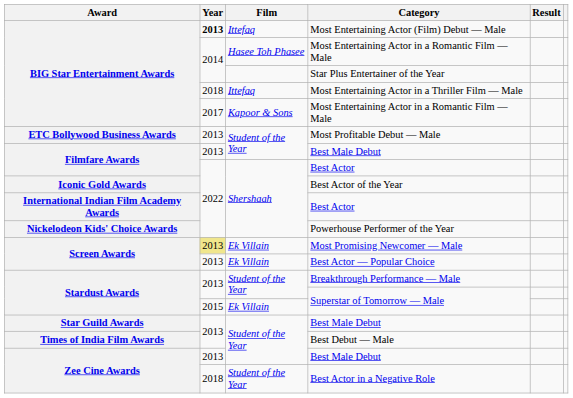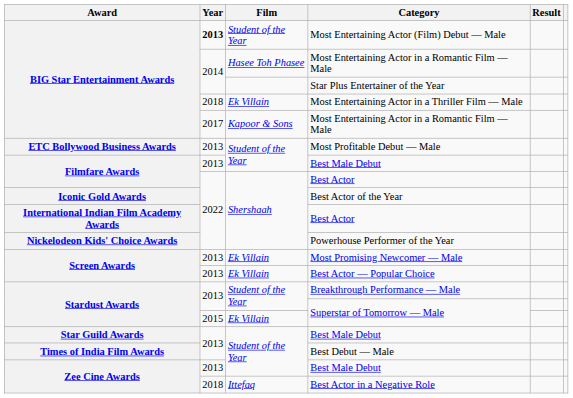(241, 29) Ittefaq -> (256, 35) Student of the Year
(241, 90) Ittefaq -> (248, 102) Ek Villain
(213, 245) khaki background -> (213, 257) no background
(256, 378) Student of the Year -> (241, 384) Ittefaq
